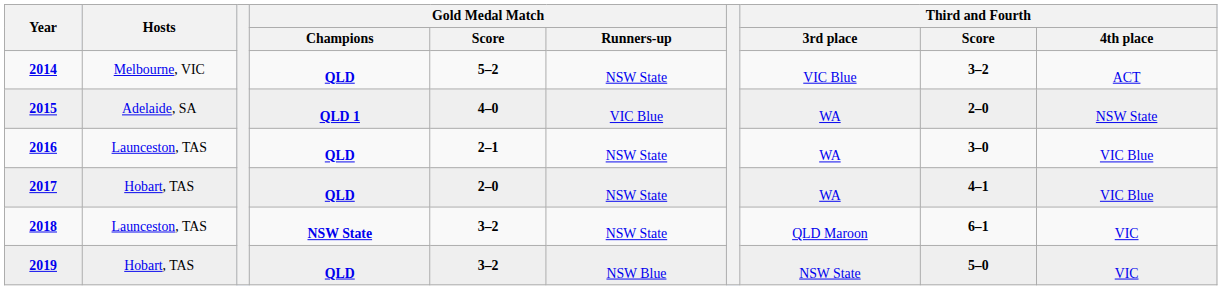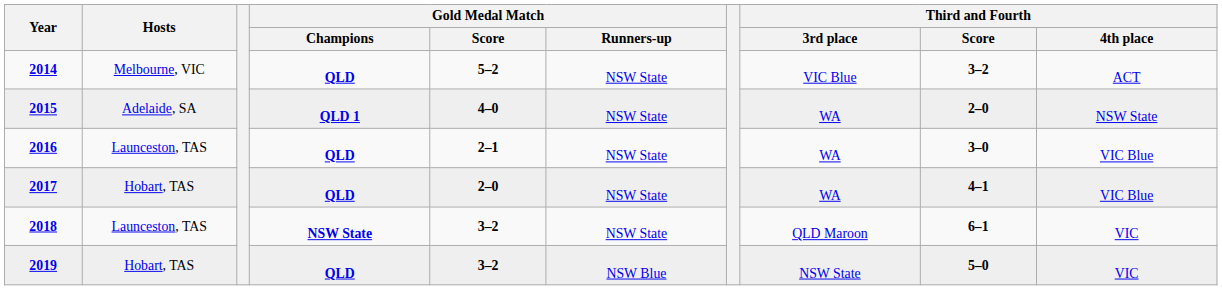(636, 117) VIC Blue -> (636, 117) NSW State
